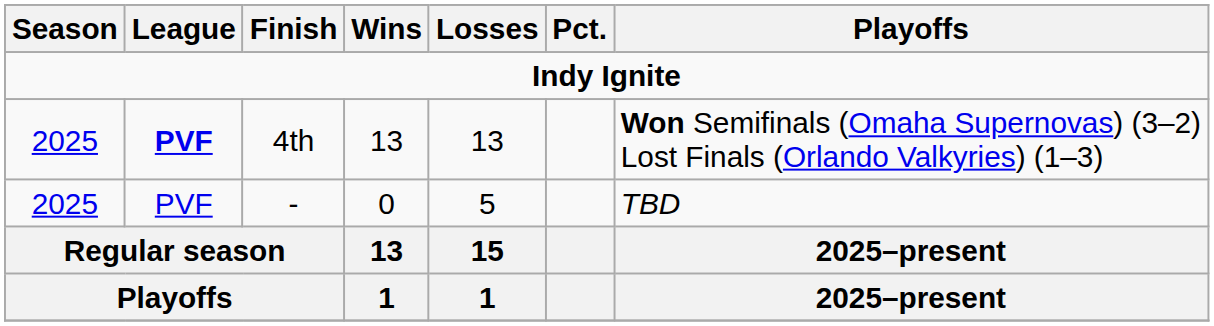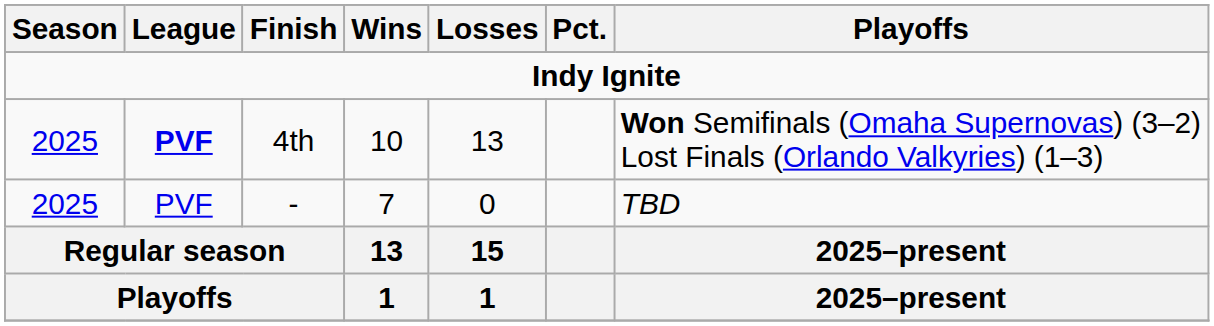(387, 140) 13 -> (387, 140) 10
(387, 204) 0 -> (387, 204) 7
(487, 204) 5 -> (487, 204) 0
